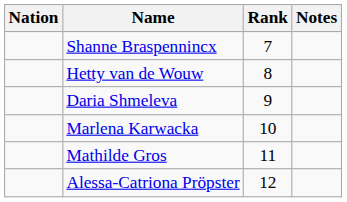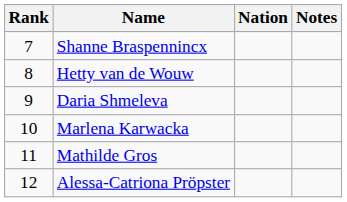columns swapped: (268, 18) <-> (33, 18)
